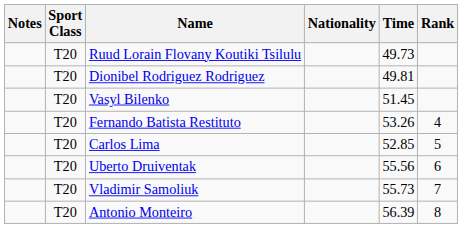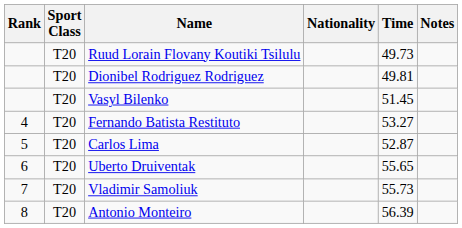columns swapped: (438, 23) <-> (25, 23)
(398, 122) 53.26 -> (398, 122) 53.27
(398, 144) 52.85 -> (398, 144) 52.87
(398, 167) 55.56 -> (398, 167) 55.65
